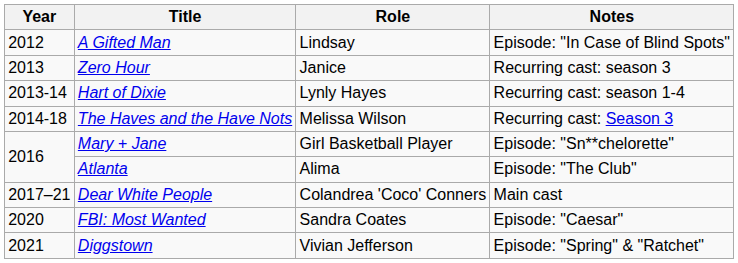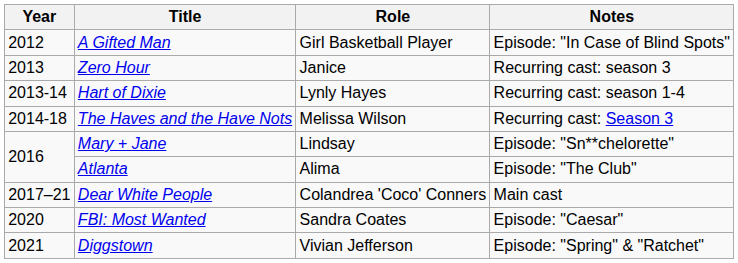(327, 42) Lindsay -> (376, 42) Girl Basketball Player
(376, 144) Girl Basketball Player -> (327, 144) Lindsay
